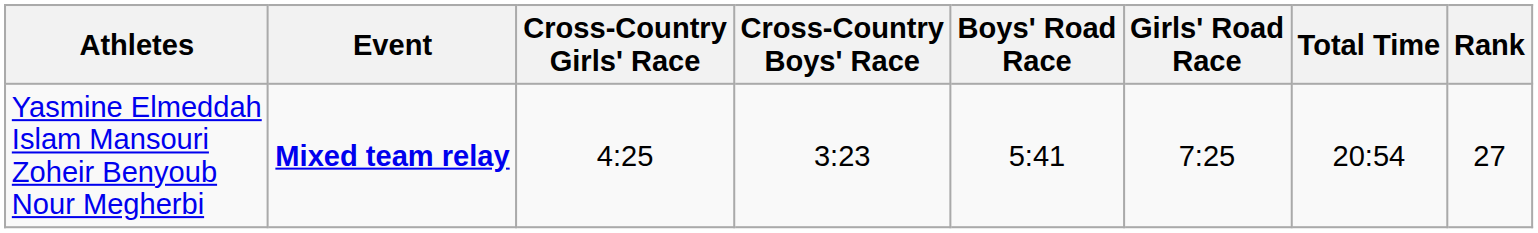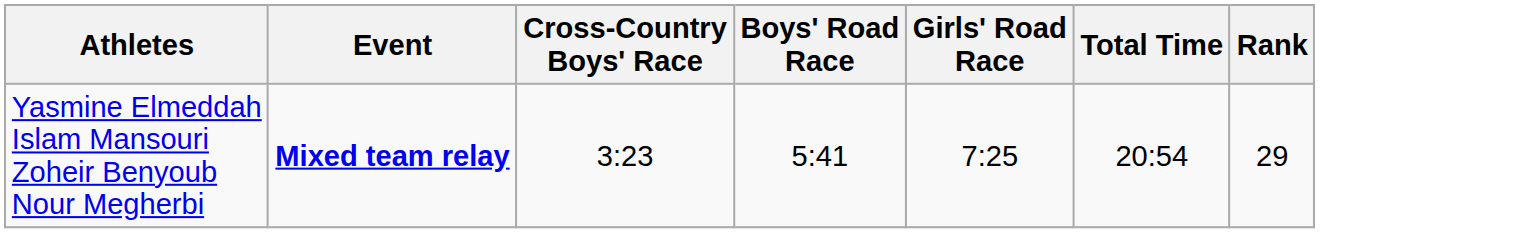- column: (625, 45)
(1489, 155) 27 -> (1272, 155) 29
